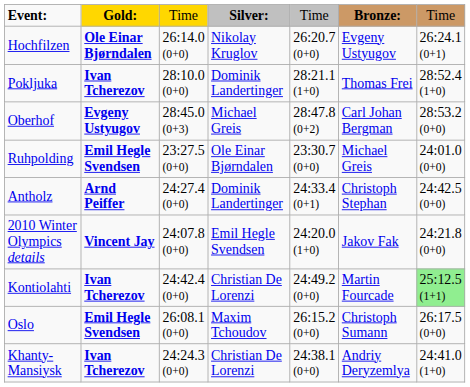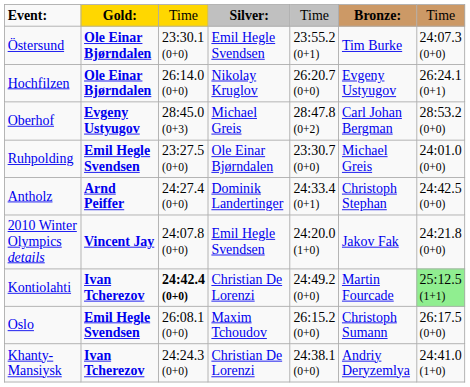+ row: (36, 45)
- row: (32, 83)
(184, 287) normal -> (184, 287) bold
